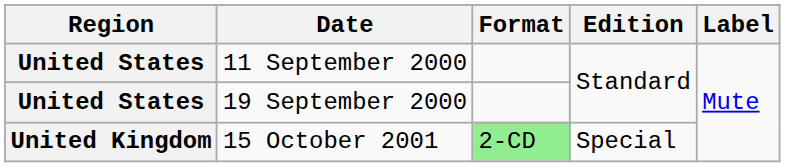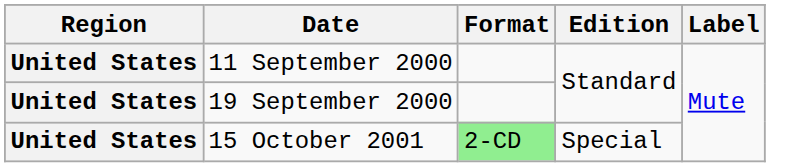(111, 141) United Kingdom -> (104, 141) United States
